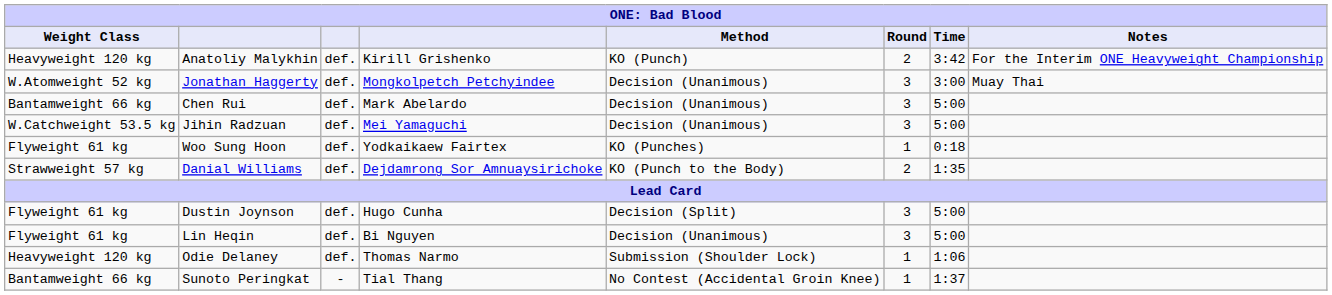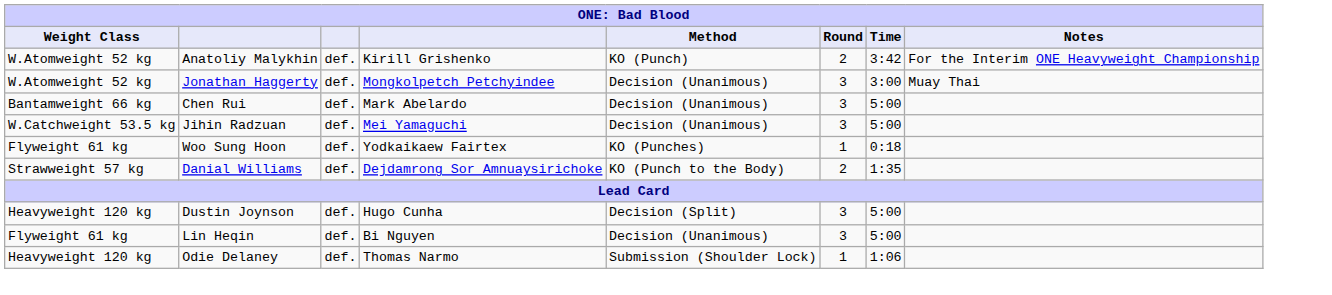(80, 60) Heavyweight 120 kg -> (80, 60) W.Atomweight 52 kg
(68, 214) Flyweight 61 kg -> (80, 214) Heavyweight 120 kg
- row: (246, 280)
